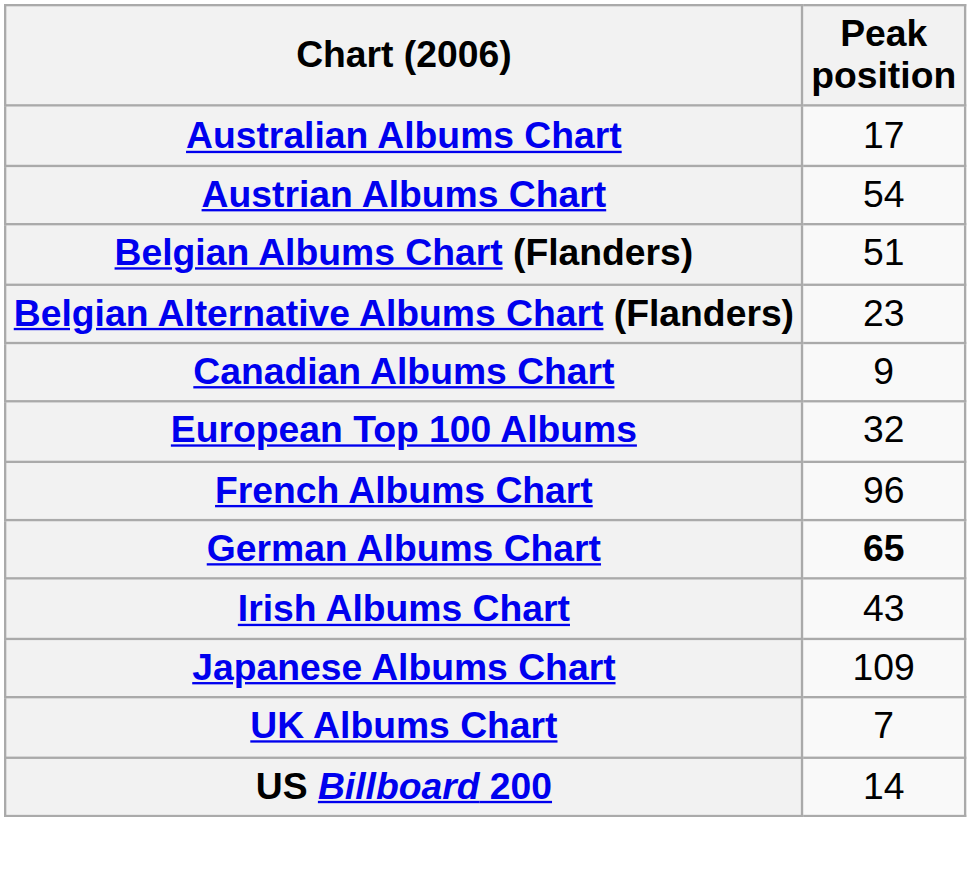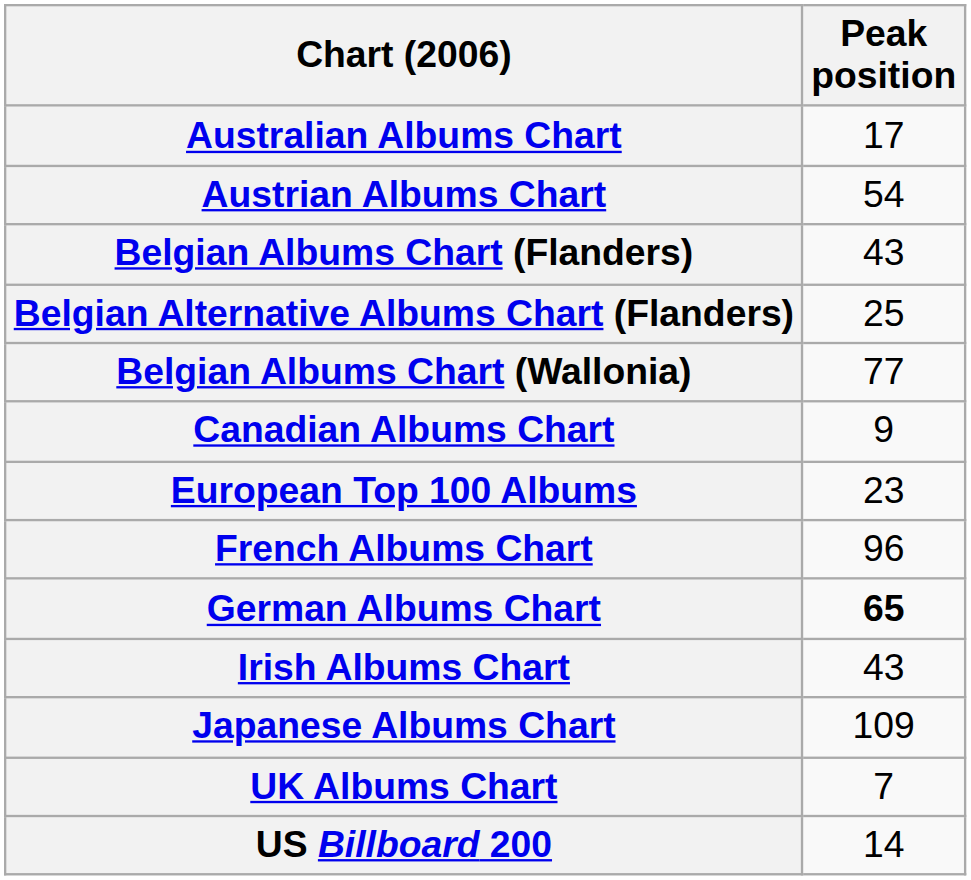(884, 253) 51 -> (884, 253) 43
(884, 312) 23 -> (884, 312) 25
+ row: (404, 371)
(884, 430) 32 -> (884, 489) 23
